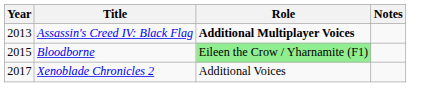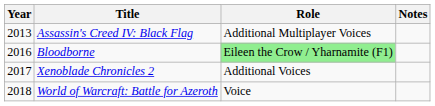(277, 33) bold -> (297, 33) normal
(19, 52) 2015 -> (19, 52) 2016
+ row: (127, 91)
